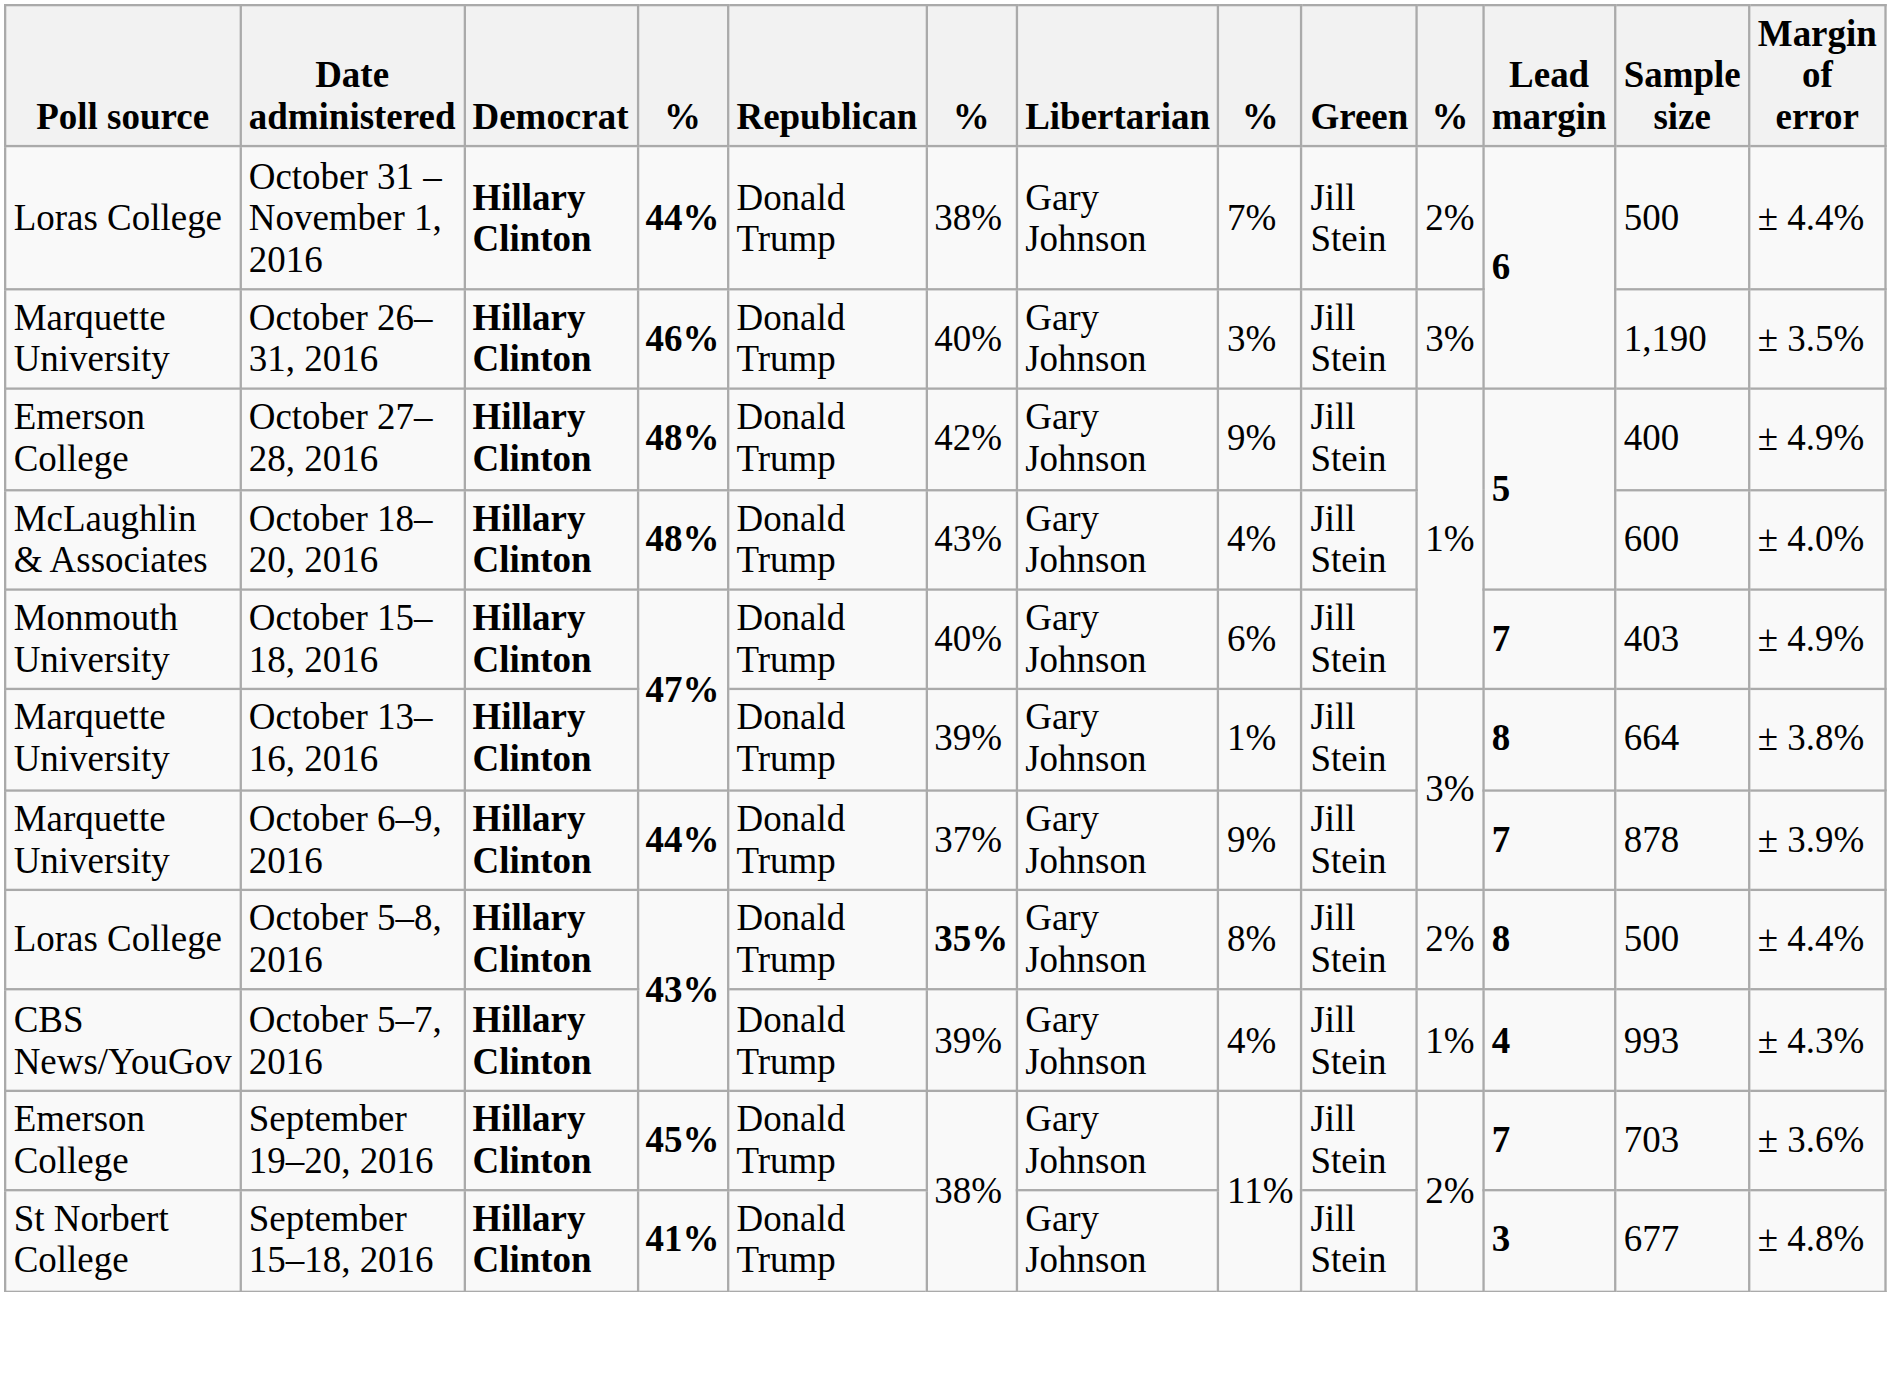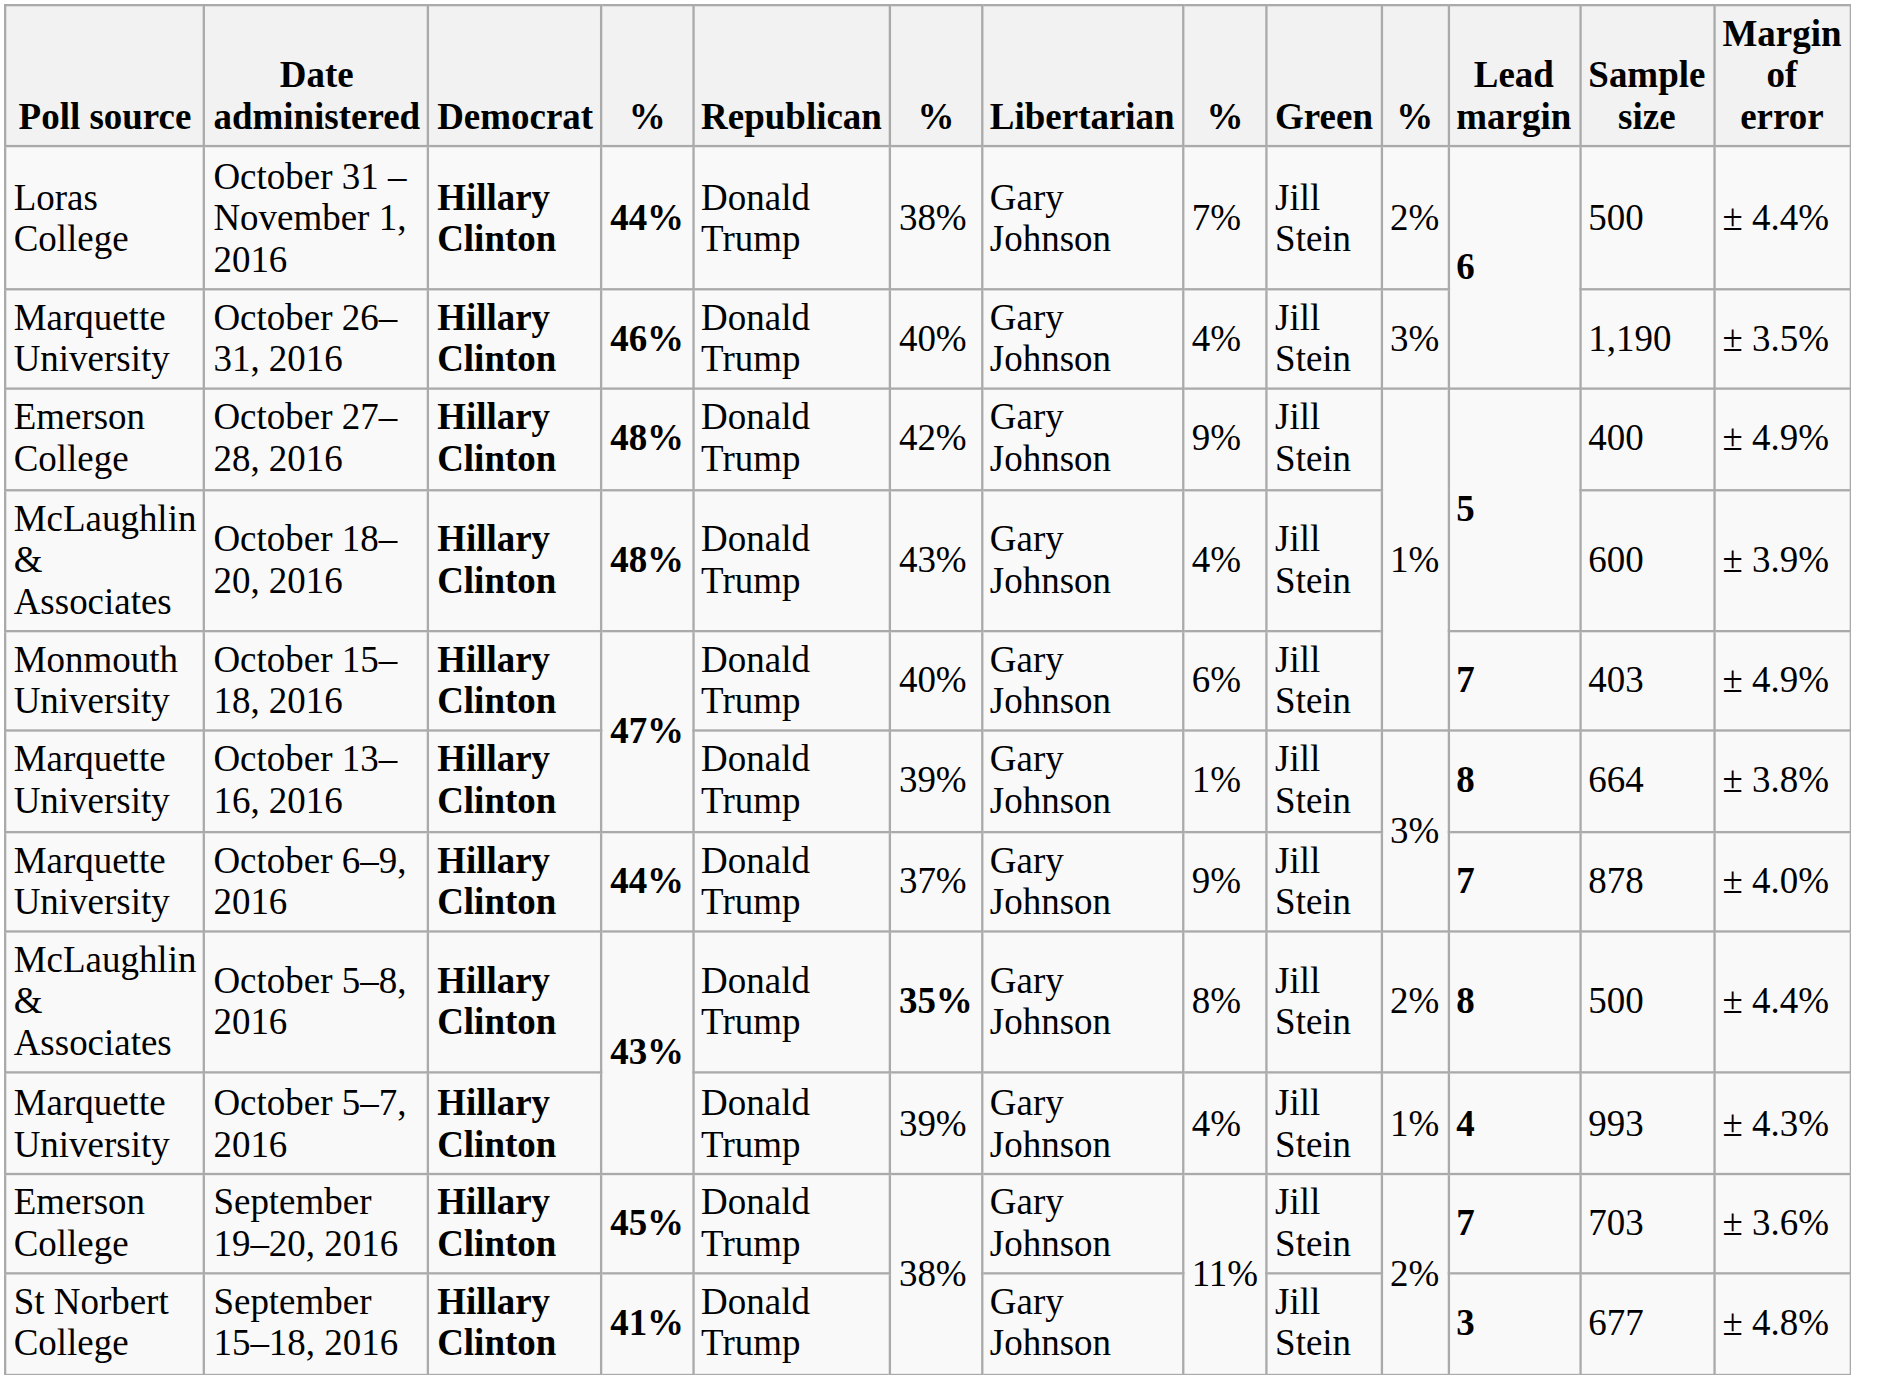(1252, 338) 3% -> (1216, 338) 4%
(1811, 538) ± 4.0% -> (1776, 559) ± 3.9%
(1811, 839) ± 3.9% -> (1776, 880) ± 4.0%
(118, 939) Loras College -> (105, 1001) McLaughlin & Associates
(123, 1039) CBS News/YouGov -> (92, 1122) Marquette University
